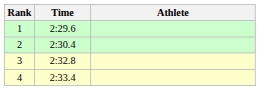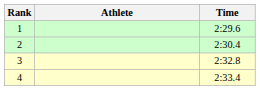columns swapped: (173, 12) <-> (63, 12)
